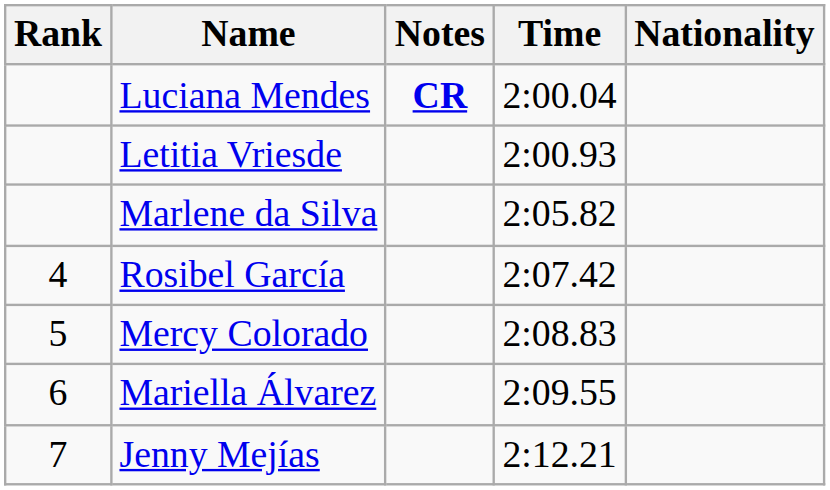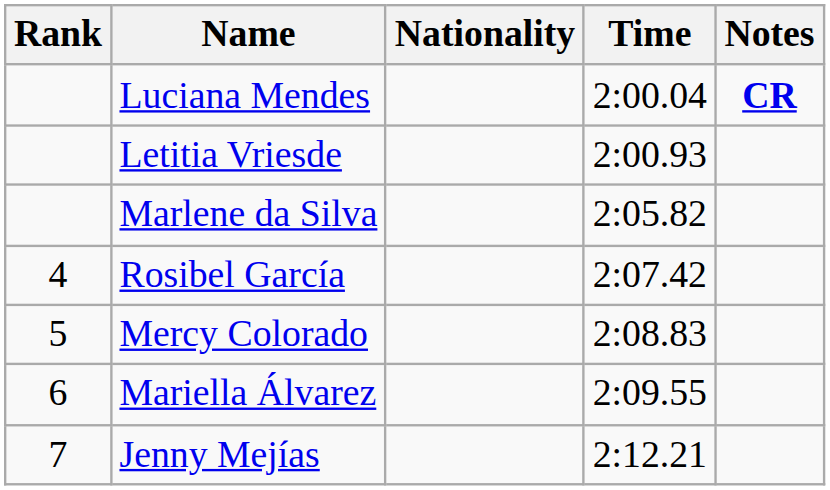columns swapped: (724, 34) <-> (440, 34)
